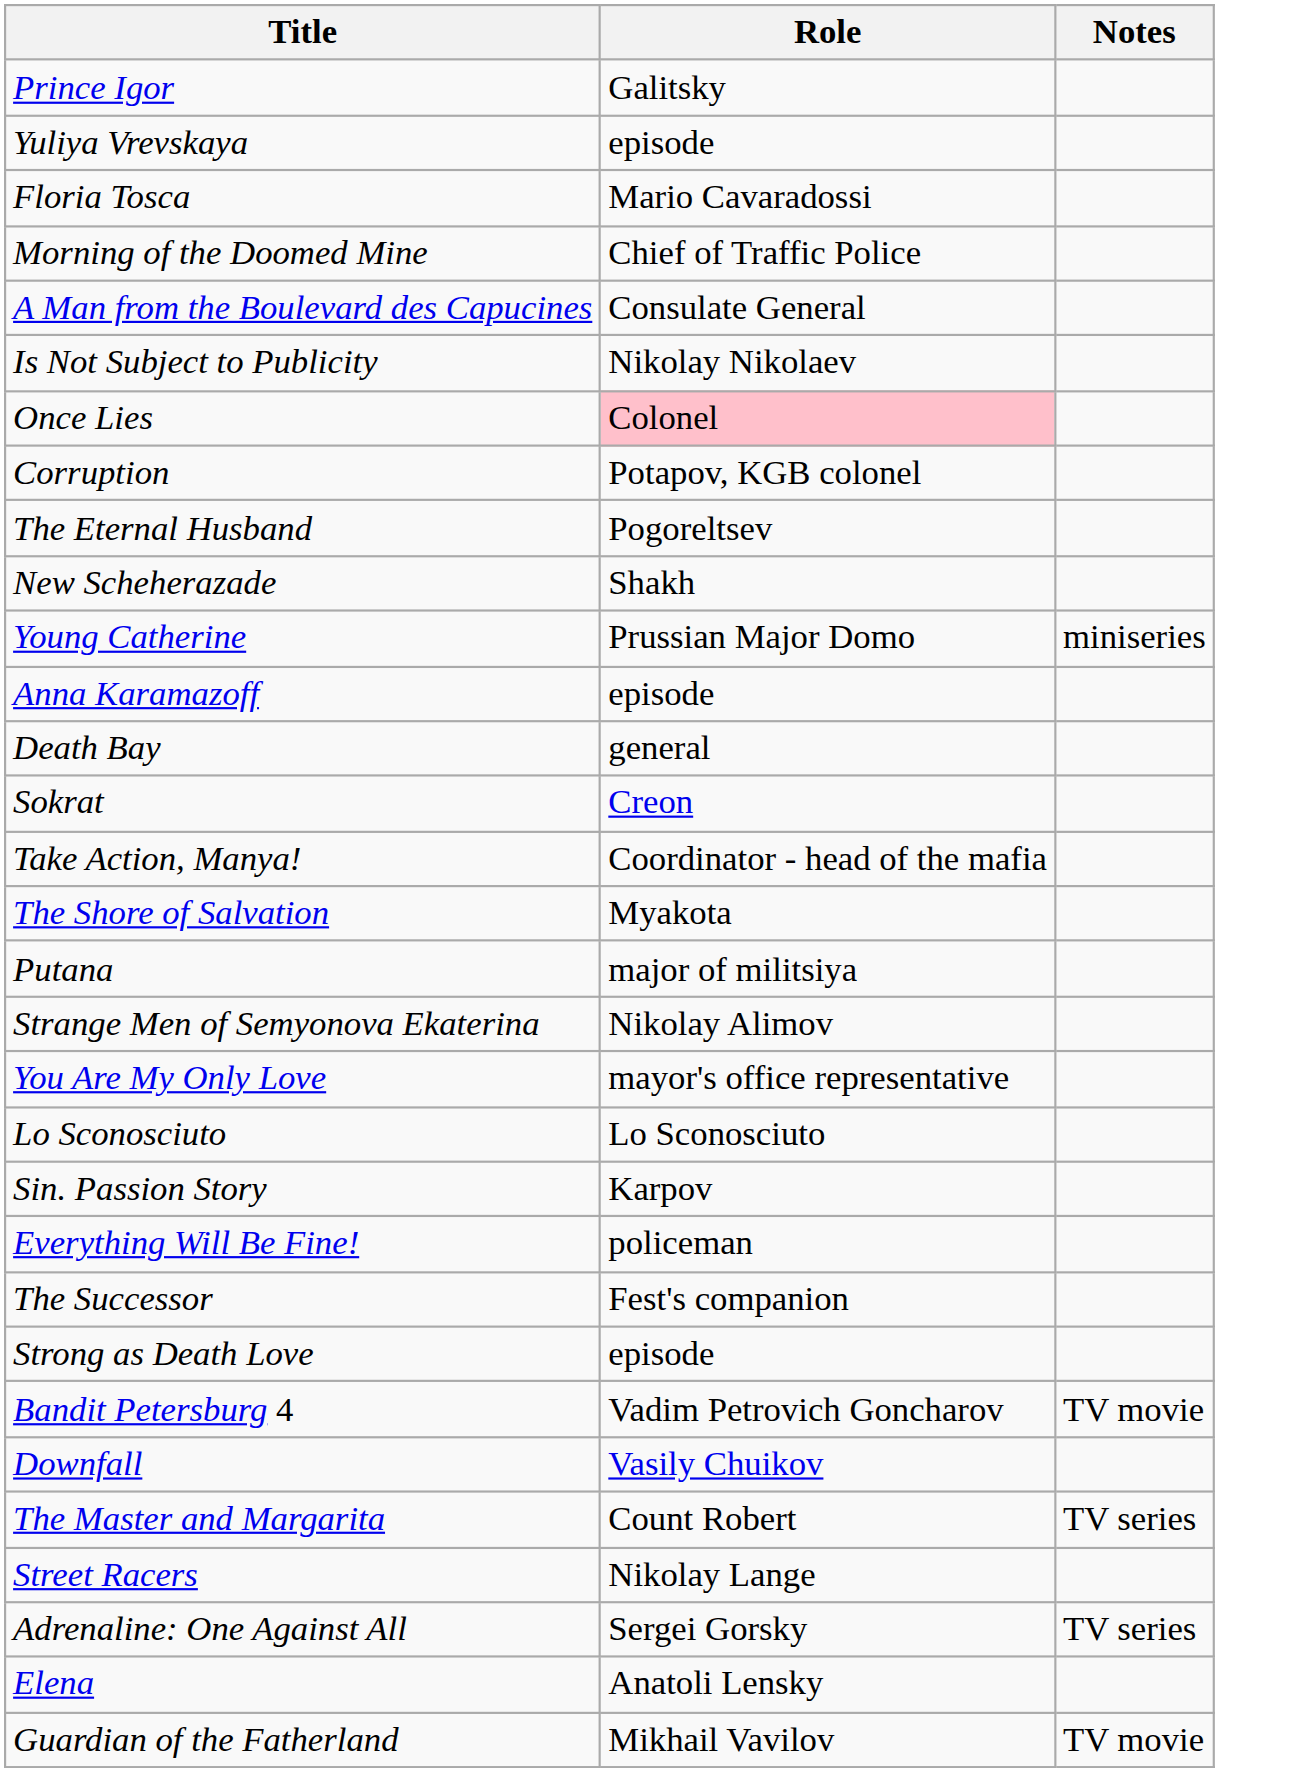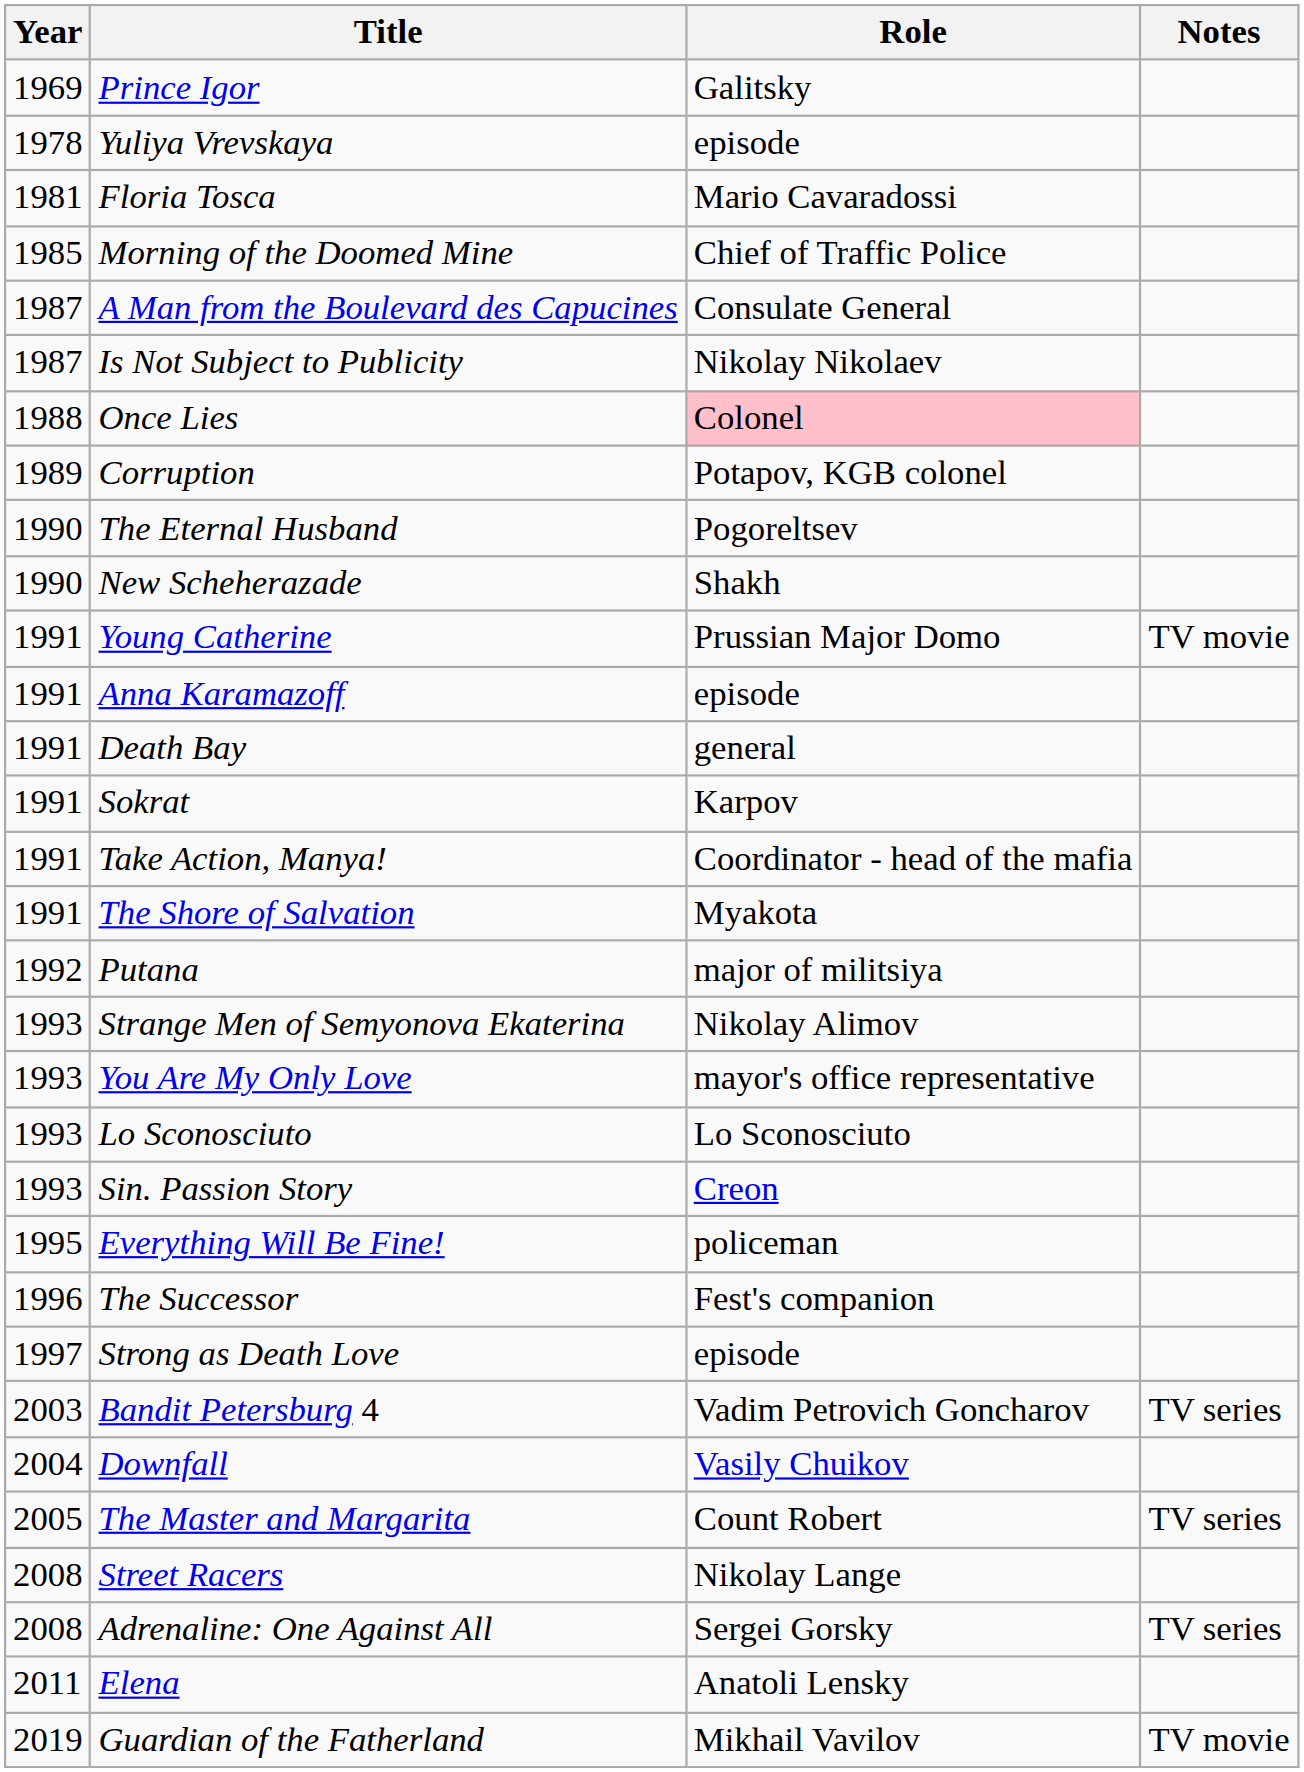+ column: (48, 32)
(1134, 637) miniseries -> (1219, 637) TV movie
(651, 802) Creon -> (746, 802) Karpov
(660, 1188) Karpov -> (736, 1188) Creon
(1134, 1408) TV movie -> (1215, 1408) TV series
